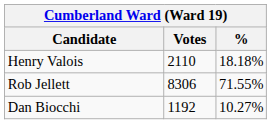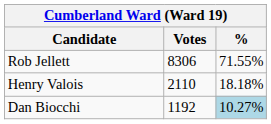rows swapped: (39, 84) <-> (45, 61)
(241, 107) no background -> (241, 107) lightblue background
